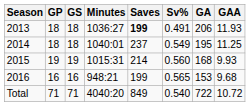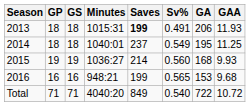(105, 28) 1036:27 -> (105, 28) 1015:31
(105, 61) 1015:31 -> (105, 61) 1036:27
